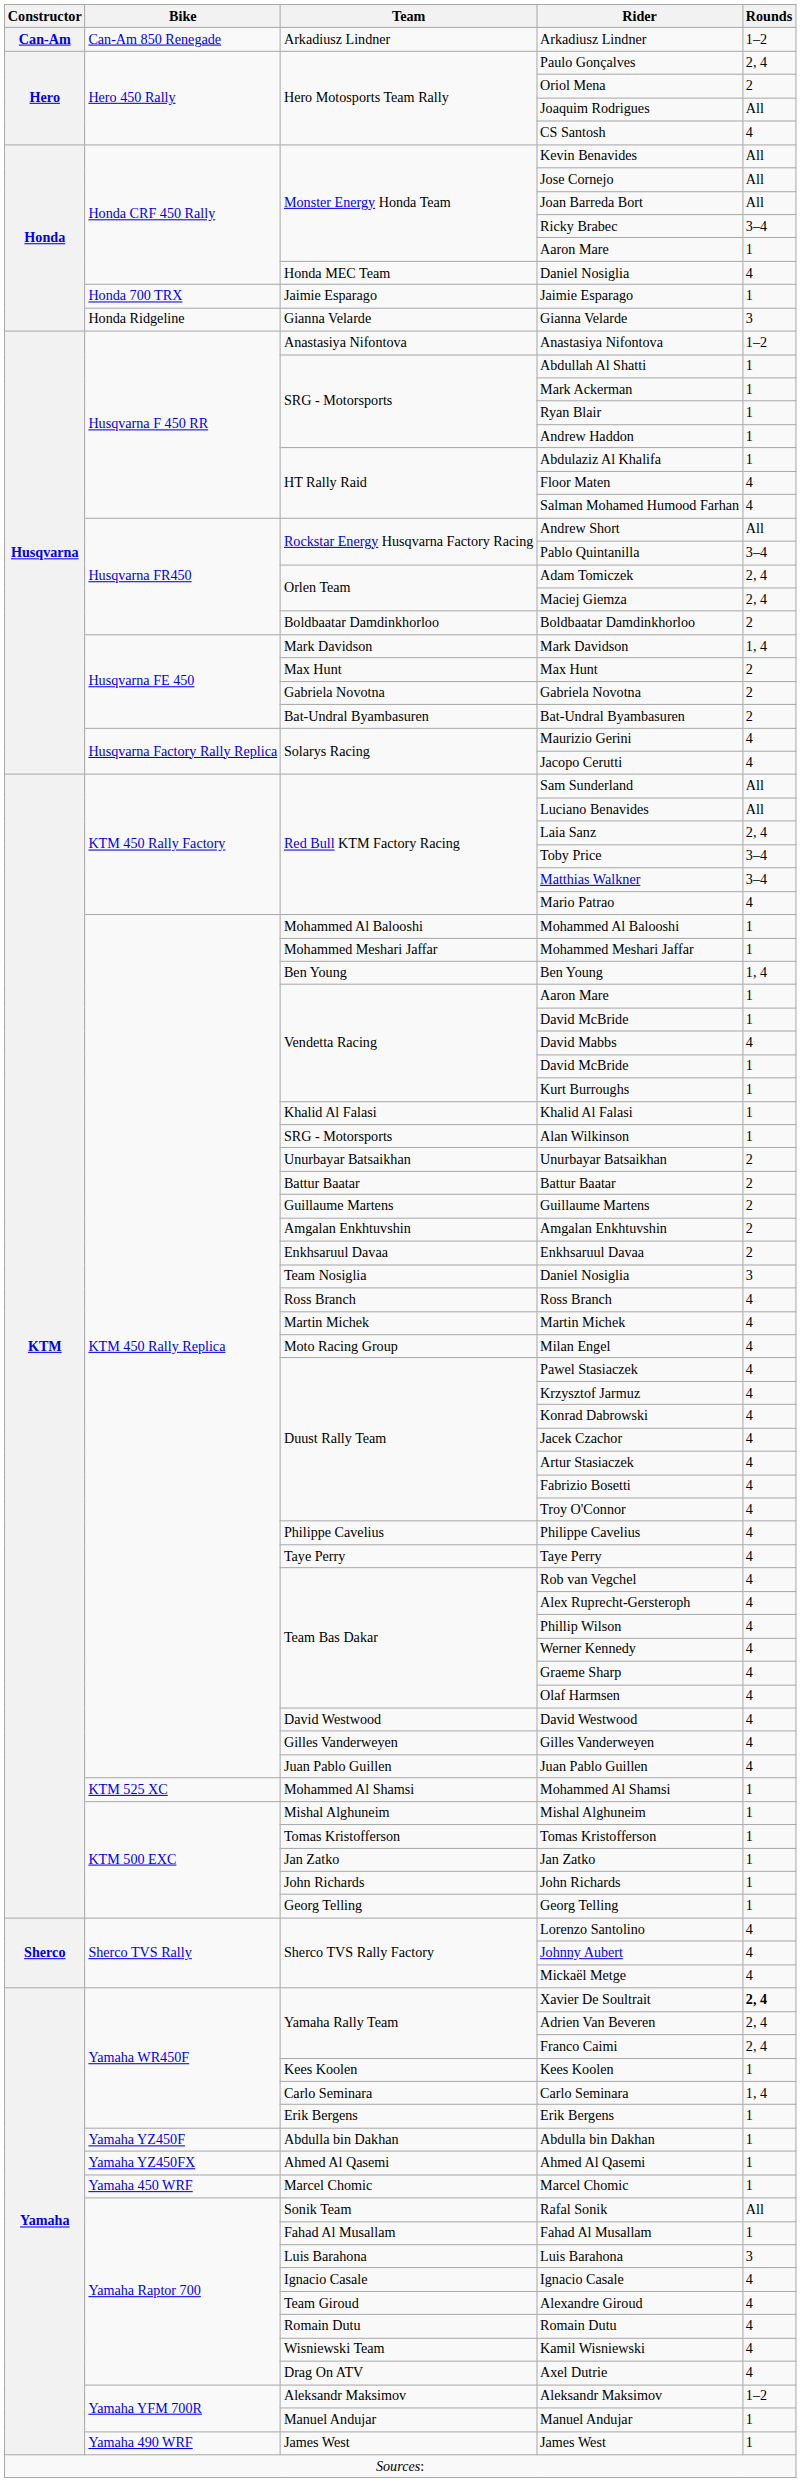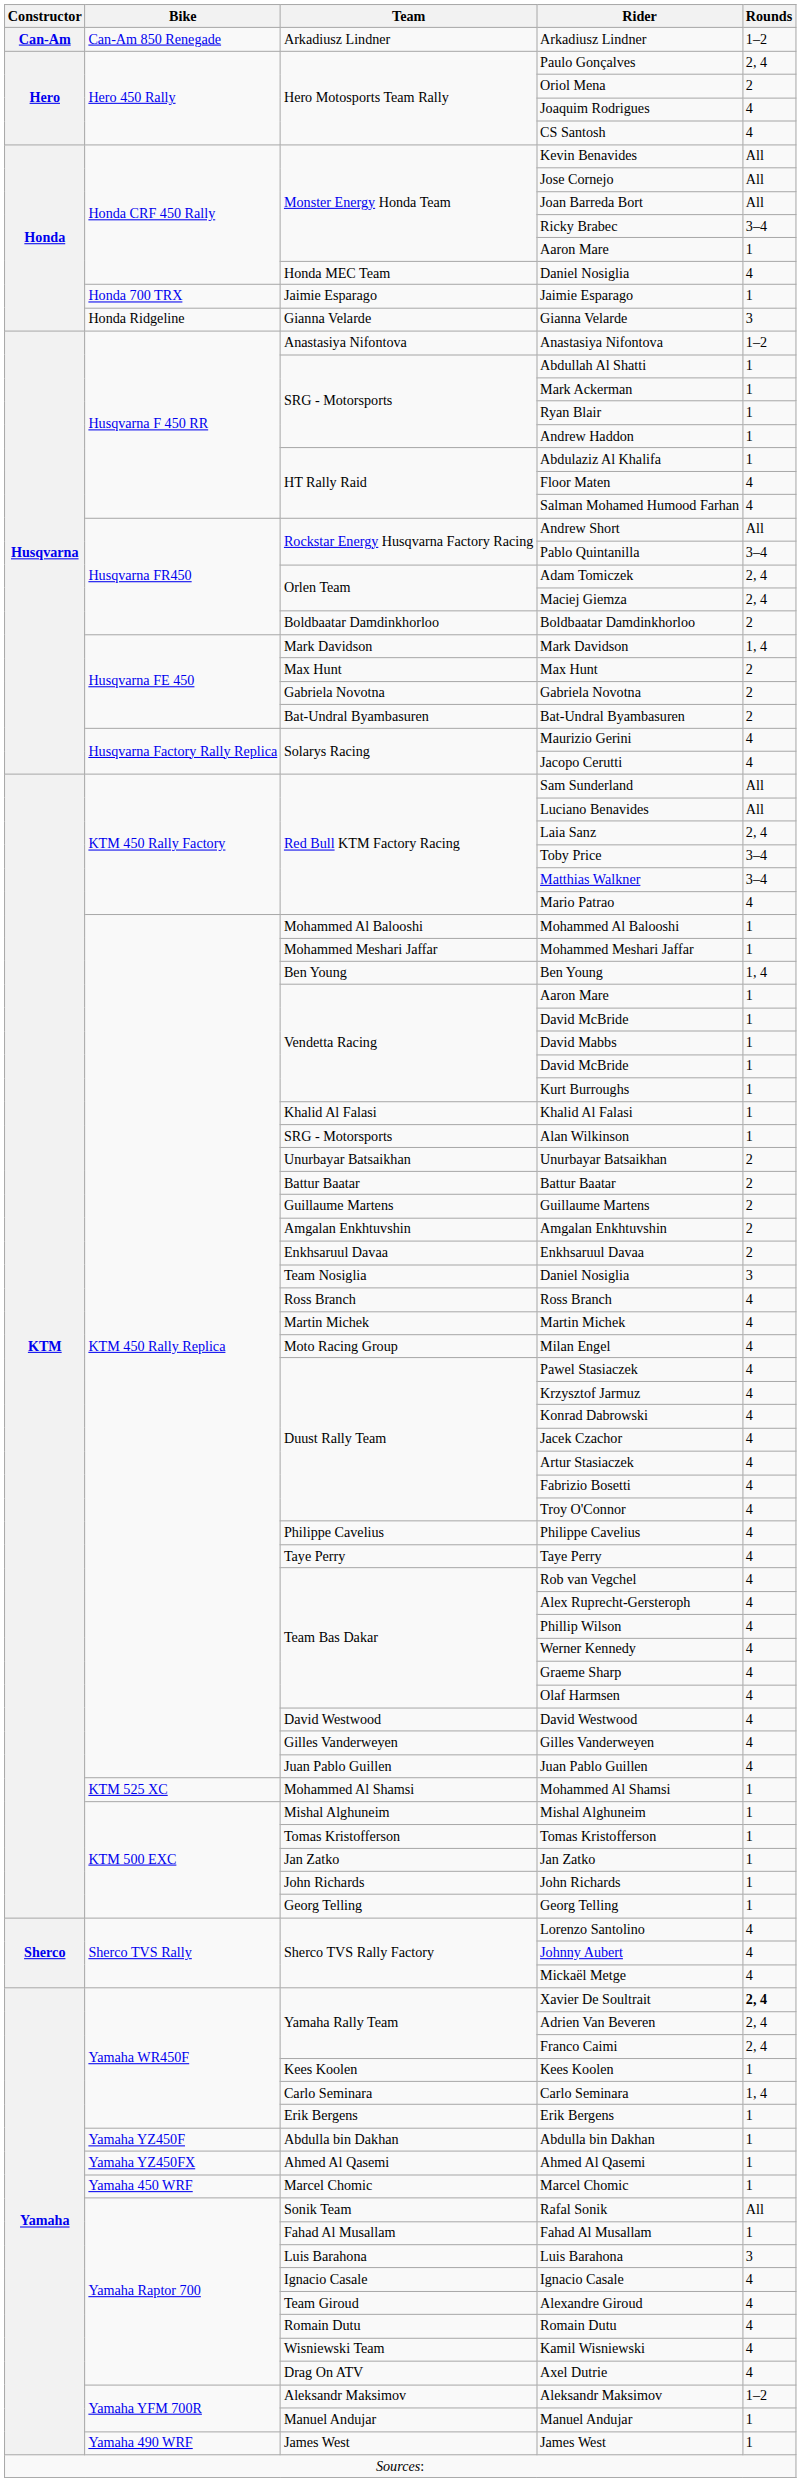(755, 109) All -> (749, 109) 4
(749, 1042) 4 -> (749, 1042) 1
